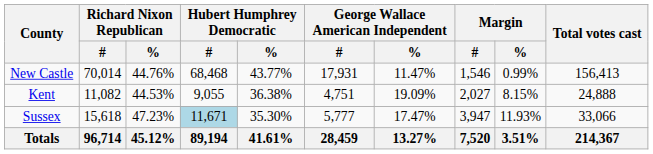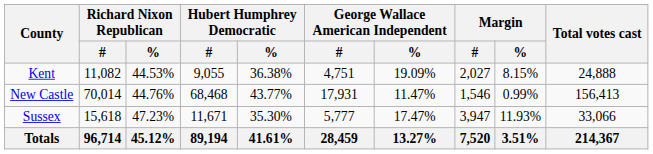rows swapped: (42, 95) <-> (42, 73)
(209, 116) lightblue background -> (209, 116) no background
